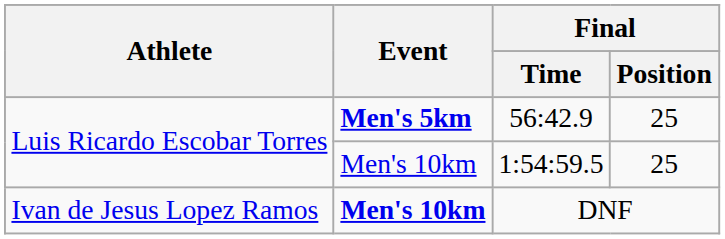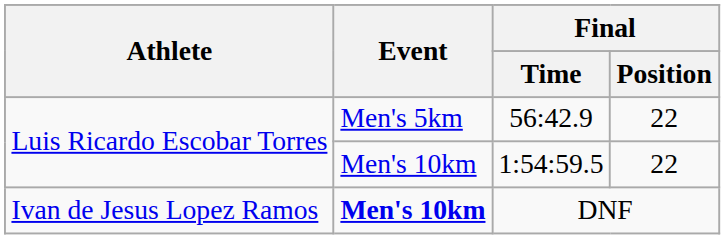(406, 118) bold -> (402, 118) normal
(664, 118) 25 -> (664, 118) 22
(664, 164) 25 -> (664, 164) 22
